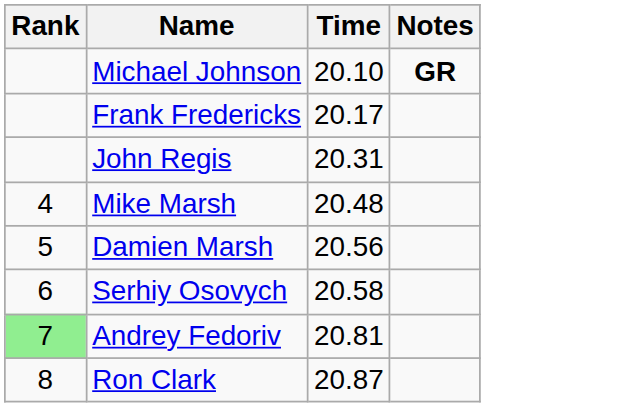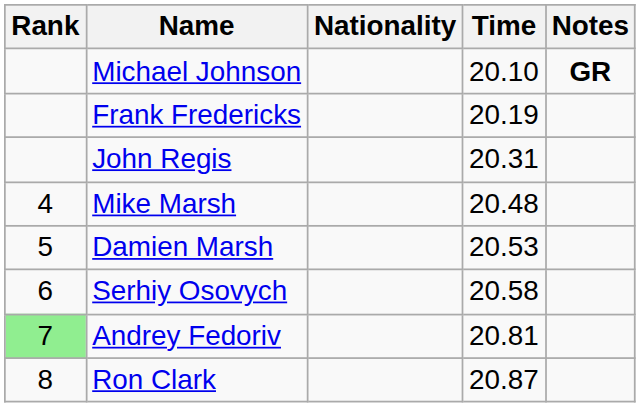+ column: (385, 26)
(349, 114) 20.17 -> (504, 114) 20.19
(349, 247) 20.56 -> (504, 247) 20.53
